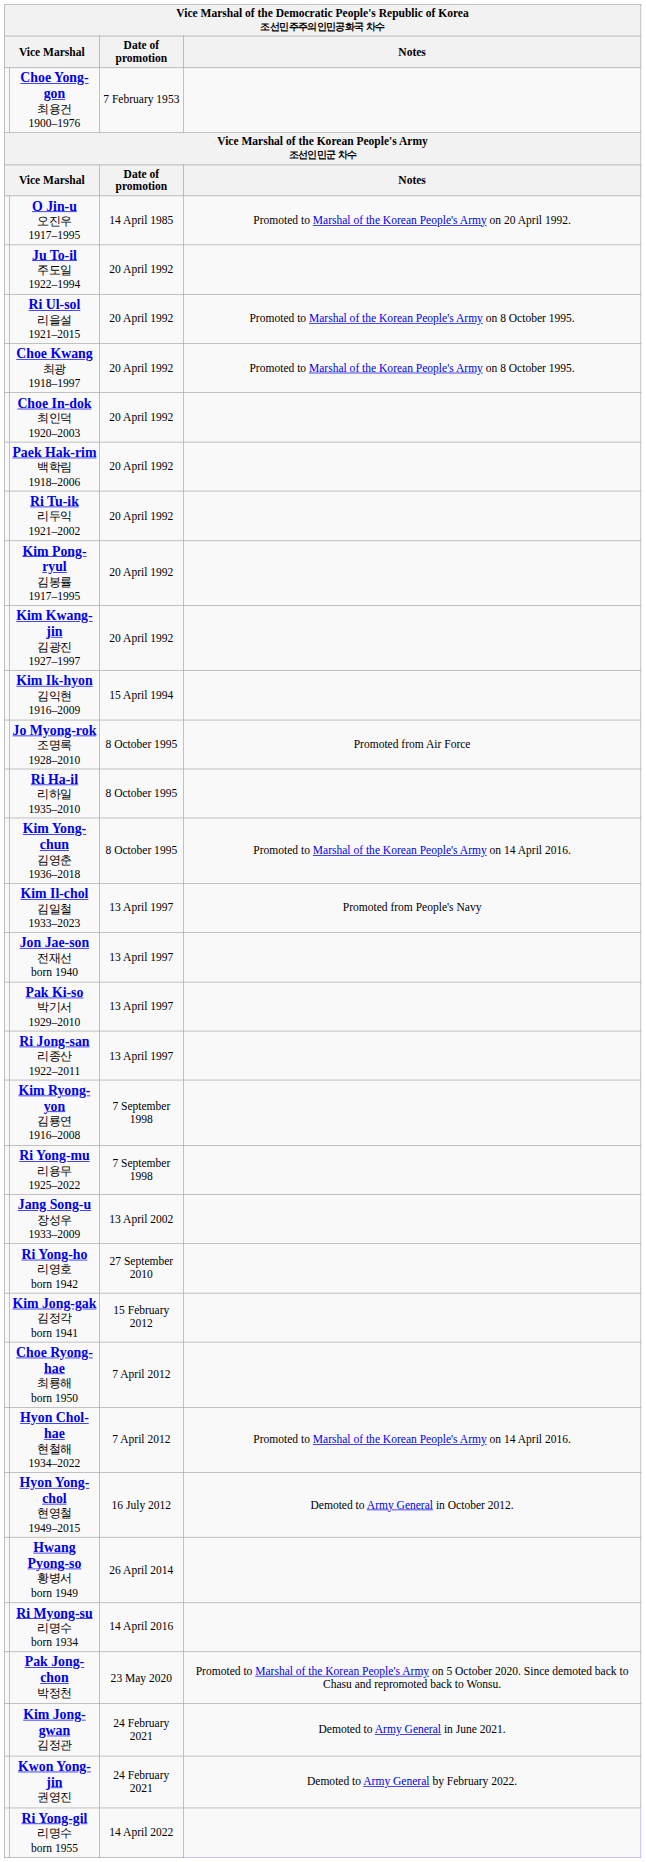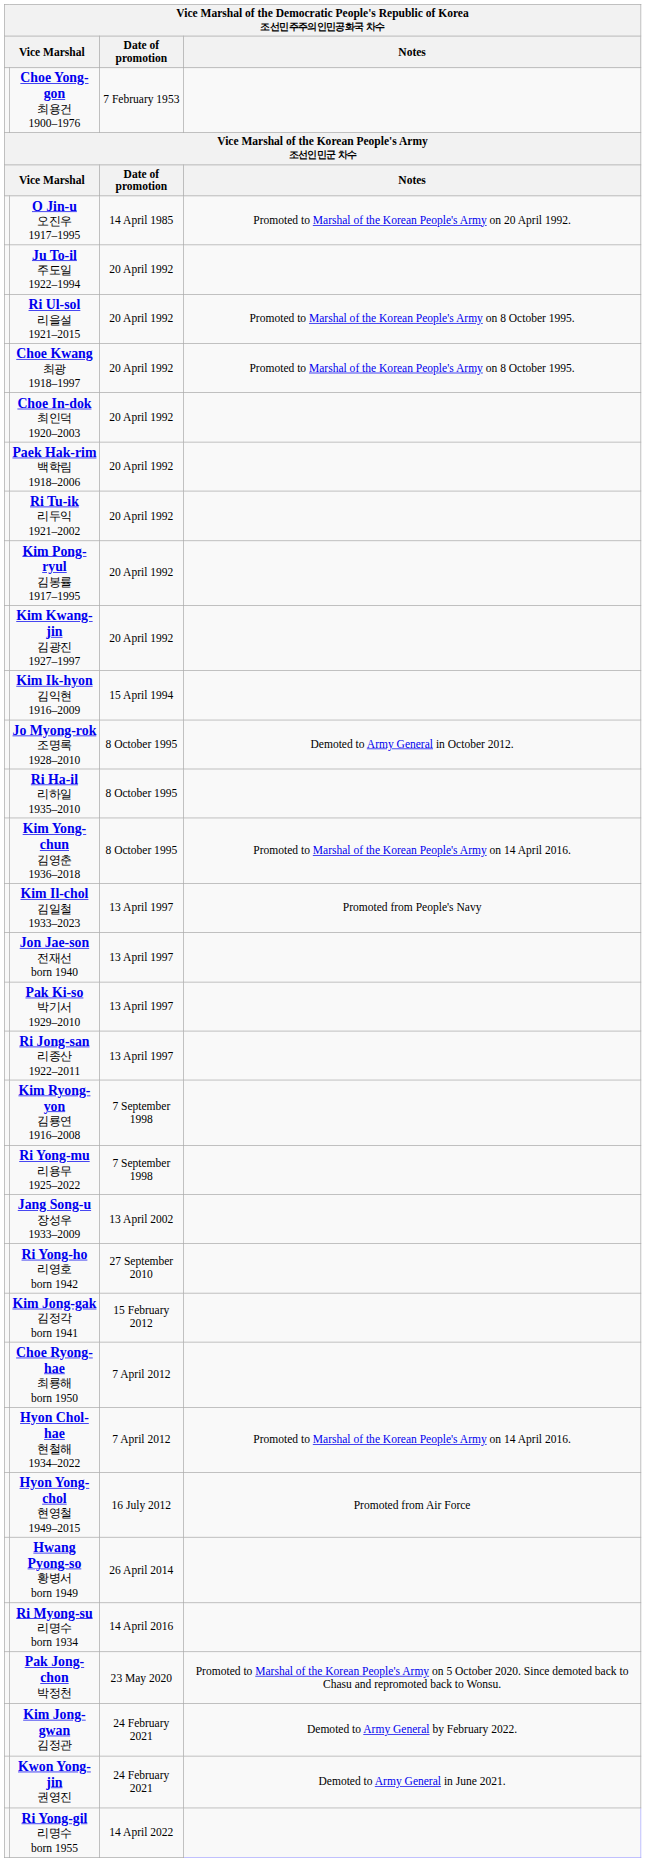(412, 744) Promoted from Air Force -> (412, 744) Demoted to Army General in October 2012.
(412, 1505) Demoted to Army General in October 2012. -> (412, 1505) Promoted from Air Force
(412, 1730) Demoted to Army General in June 2021. -> (412, 1730) Demoted to Army General by February 2022.
(412, 1782) Demoted to Army General by February 2022. -> (412, 1782) Demoted to Army General in June 2021.
